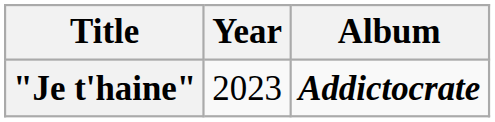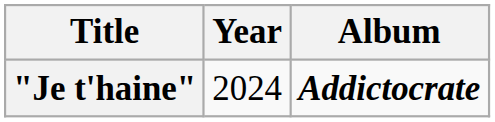(247, 87) 2023 -> (247, 87) 2024
